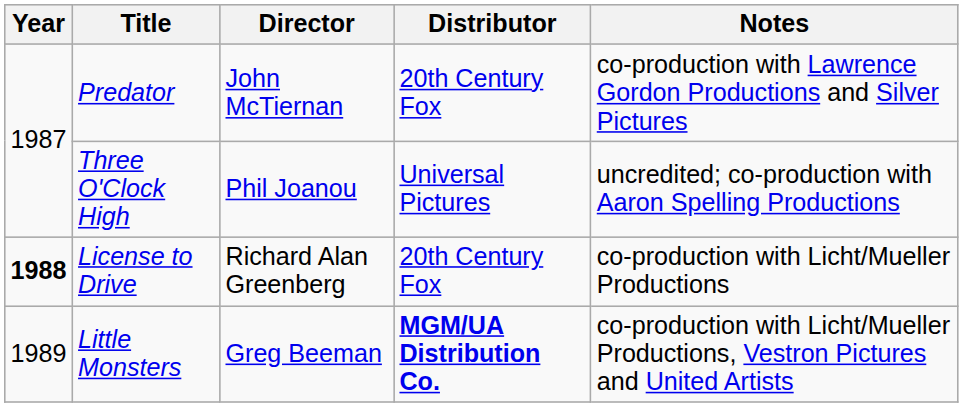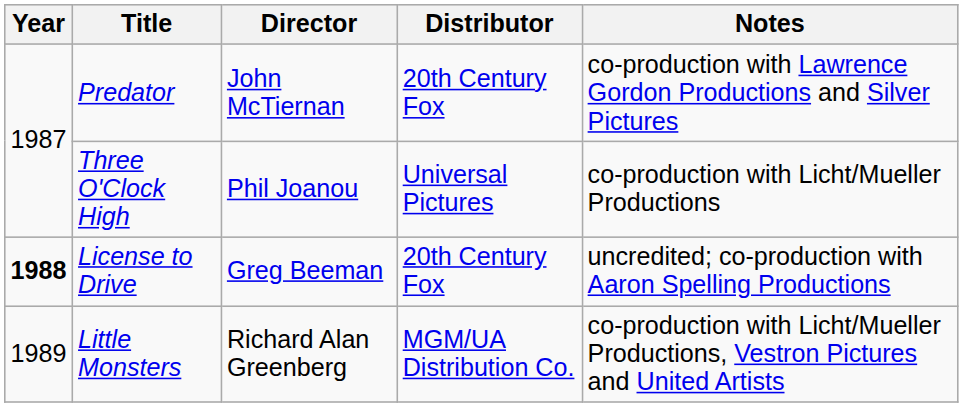(764, 188) uncredited; co-production with Aaron Spelling Productions -> (764, 188) co-production with Licht/Mueller Productions
(297, 271) Richard Alan Greenberg -> (305, 271) Greg Beeman
(773, 271) co-production with Licht/Mueller Productions -> (755, 271) uncredited; co-production with Aaron Spelling Productions
(304, 353) Greg Beeman -> (298, 353) Richard Alan Greenberg
(470, 353) bold -> (489, 353) normal
